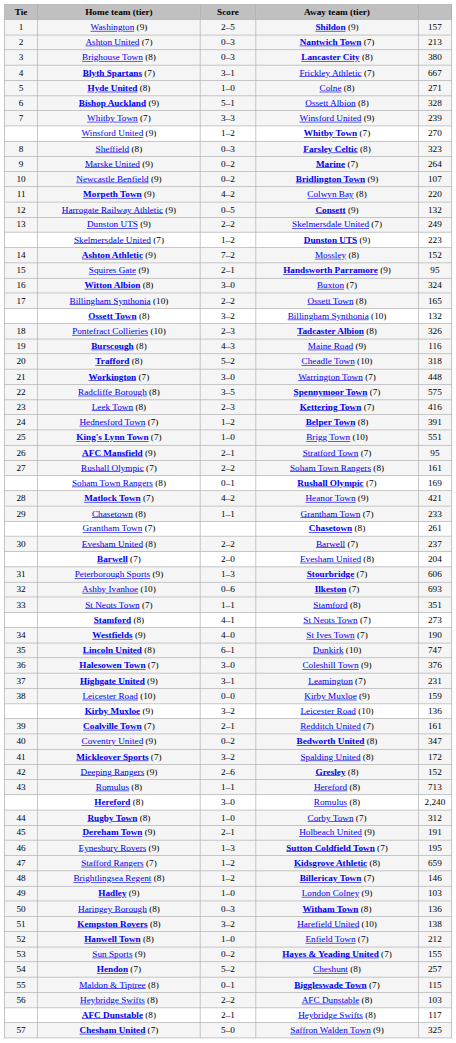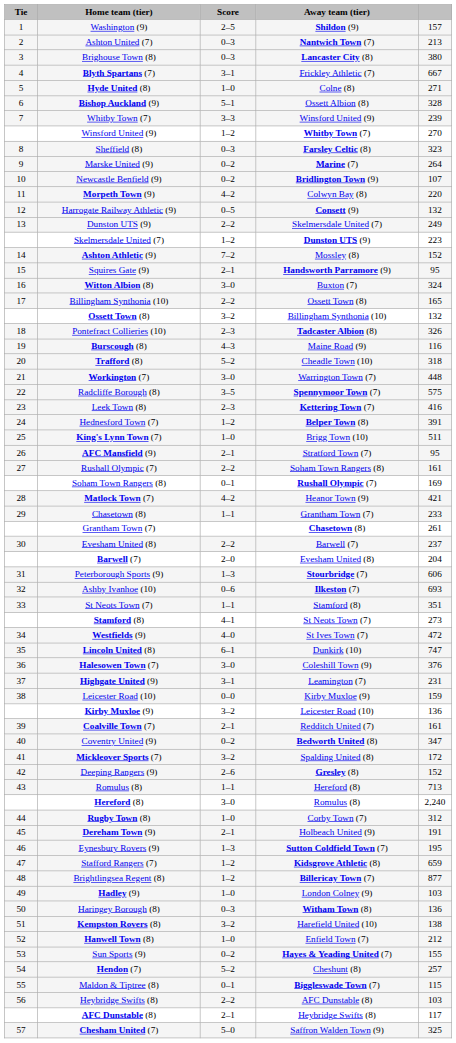(435, 438) 551 -> (435, 438) 511
(435, 635) 190 -> (435, 635) 472
(435, 878) 146 -> (435, 878) 877
